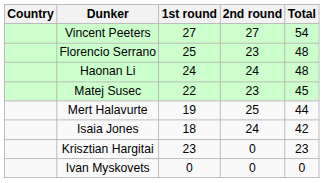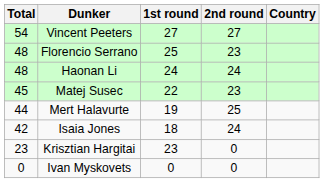columns swapped: (30, 14) <-> (302, 14)
